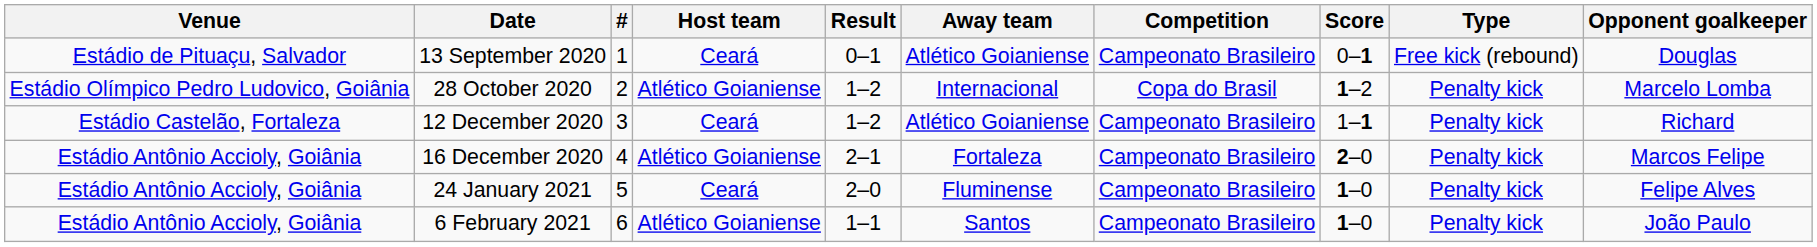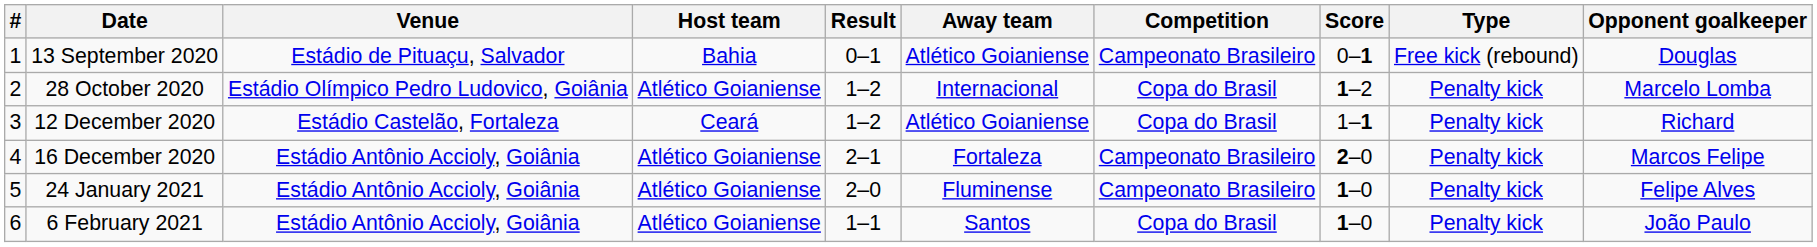columns swapped: (622, 21) <-> (209, 21)
(729, 55) Ceará -> (729, 55) Bahia
(1207, 122) Campeonato Brasileiro -> (1207, 122) Copa do Brasil
(729, 190) Ceará -> (729, 190) Atlético Goianiense
(1207, 223) Campeonato Brasileiro -> (1207, 223) Copa do Brasil
